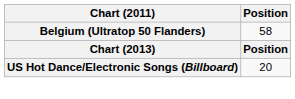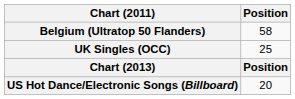+ row: (122, 49)
